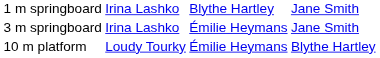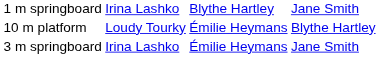rows swapped: (53, 27) <-> (45, 46)
